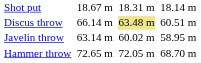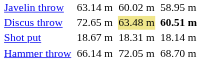rows swapped: (23, 7) <-> (34, 38)
(95, 22) 66.14 m -> (95, 22) 72.65 m
(178, 22) normal -> (179, 22) bold
(95, 53) 72.65 m -> (95, 53) 66.14 m
